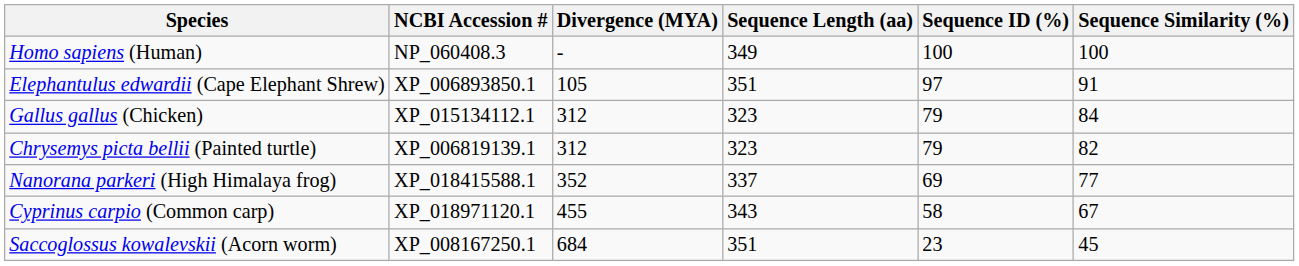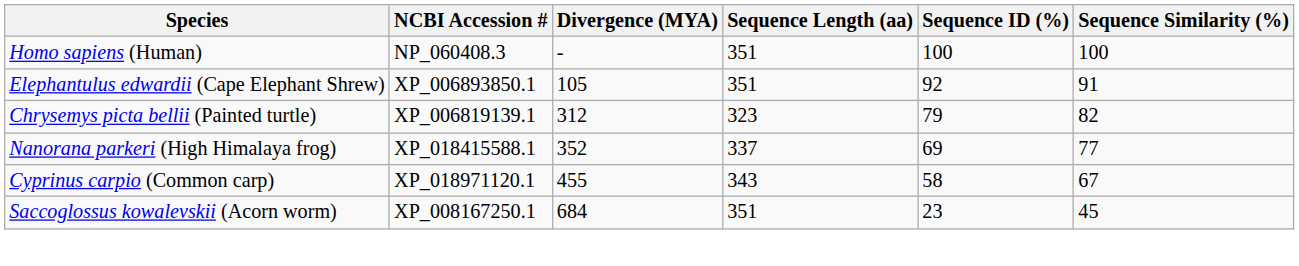(742, 52) 349 -> (742, 52) 351
(932, 84) 97 -> (932, 84) 92
- row: (106, 116)
